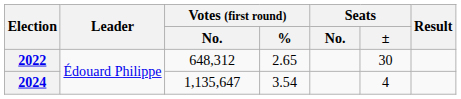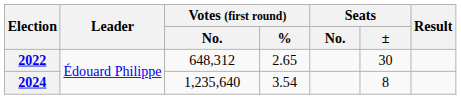(212, 82) 1,135,647 -> (212, 82) 1,235,640
(386, 82) 4 -> (386, 82) 8
